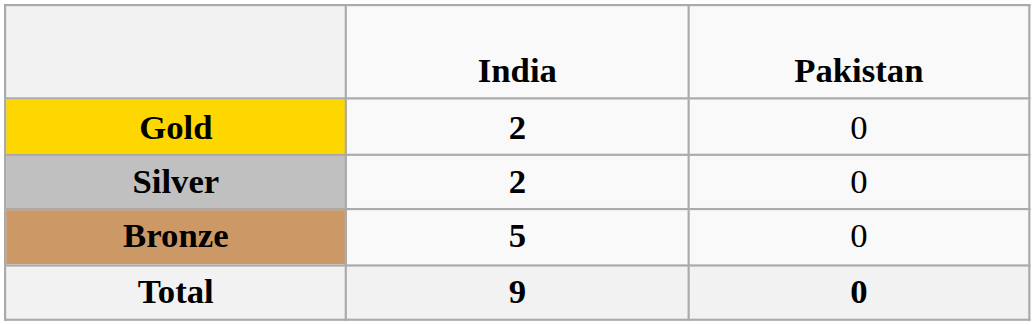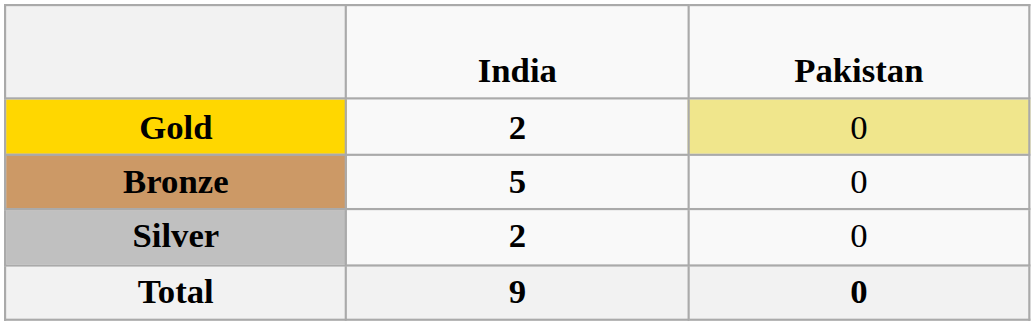(859, 126) no background -> (859, 126) khaki background
rows swapped: (176, 181) <-> (176, 236)
